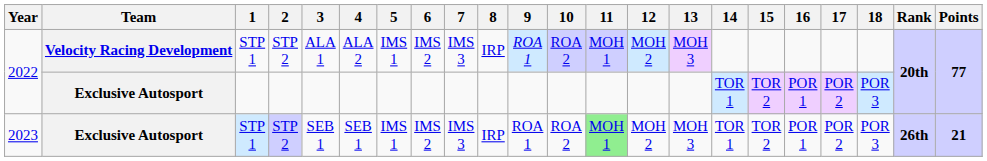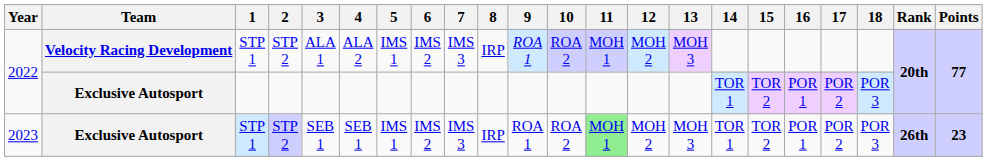(959, 135) 21 -> (959, 135) 23
